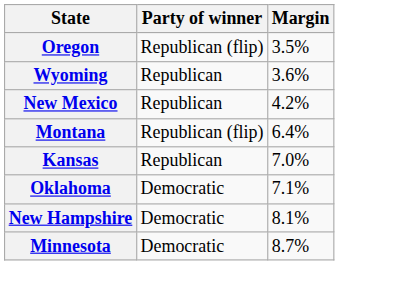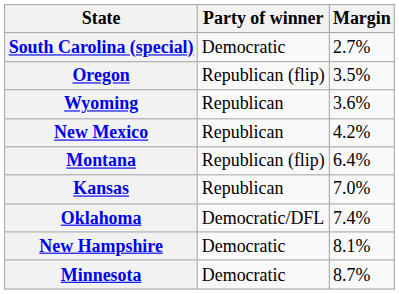+ row: (101, 47)
(182, 189) Democratic -> (263, 217) Democratic/DFL
(290, 189) 7.1% -> (352, 217) 7.4%
